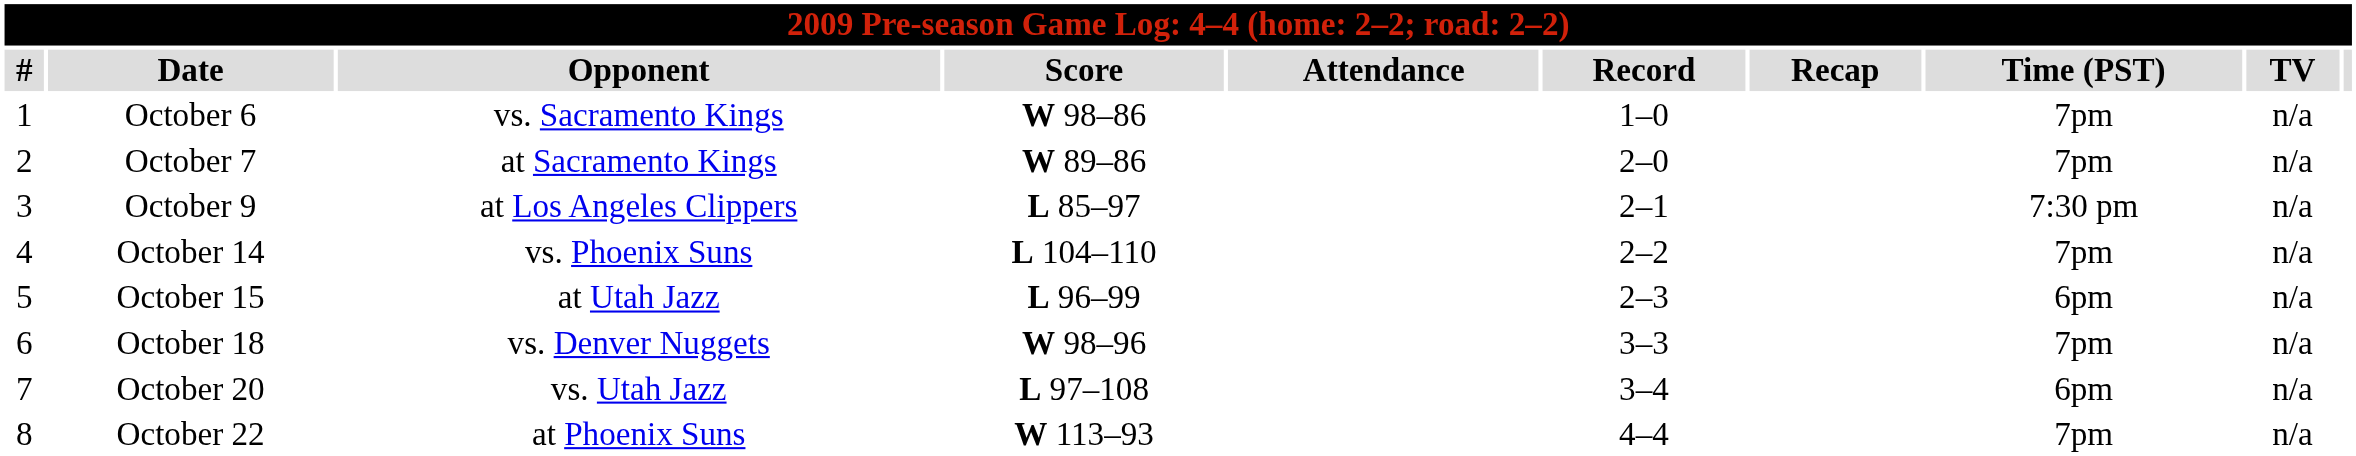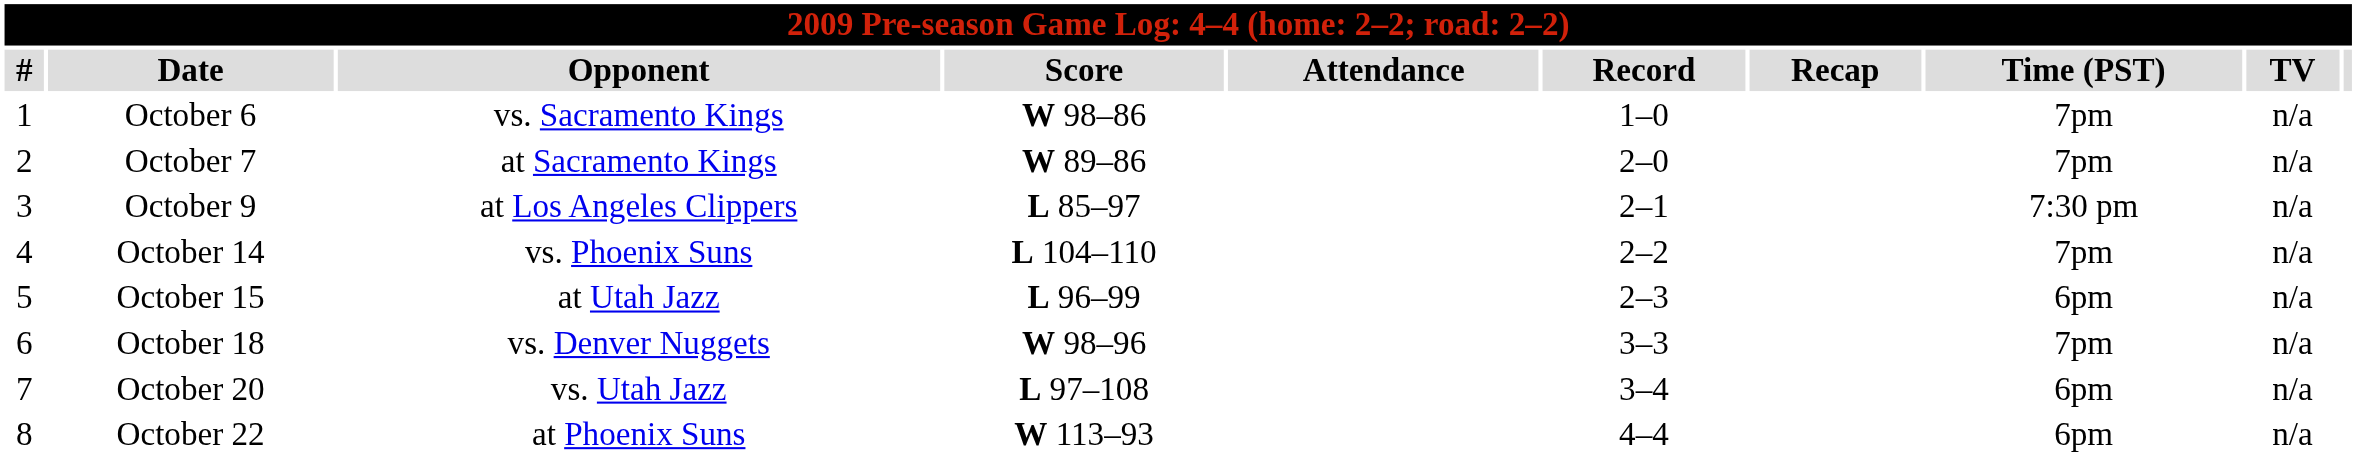(2084, 434) 7pm -> (2084, 434) 6pm
